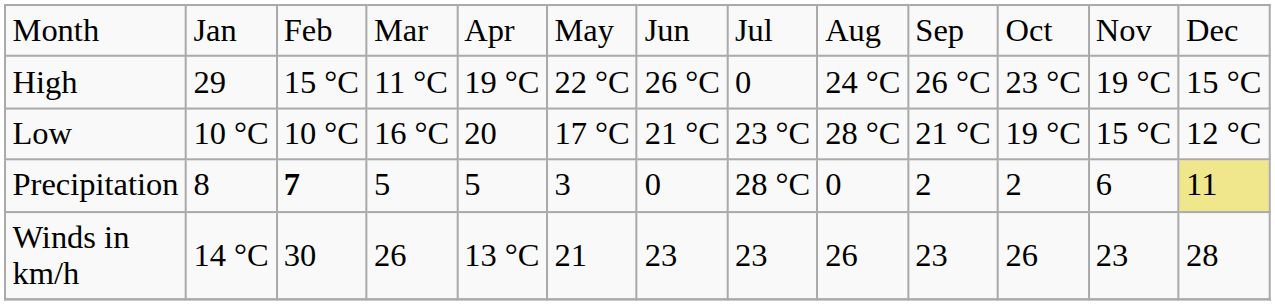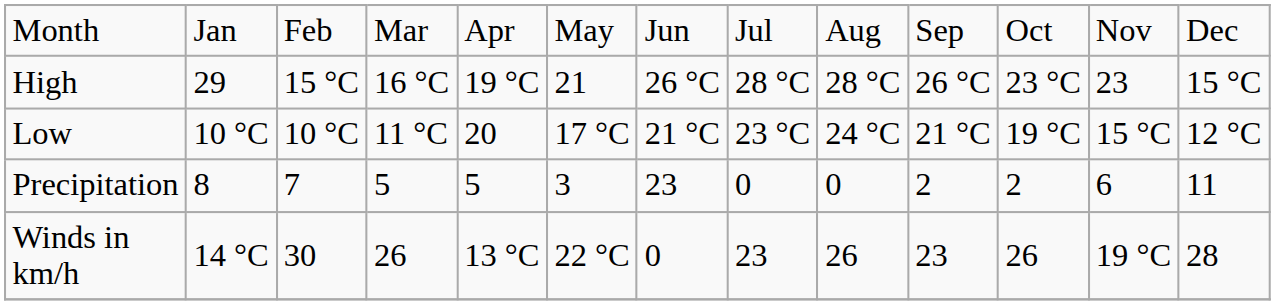(411, 81) 11 °C -> (412, 81) 16 °C
(592, 81) 22 °C -> (571, 81) 21
(743, 81) 0 -> (773, 81) 28 °C
(863, 81) 24 °C -> (863, 81) 28 °C
(1133, 81) 19 °C -> (1112, 81) 23
(412, 133) 16 °C -> (411, 133) 11 °C
(863, 133) 28 °C -> (863, 133) 24 °C
(292, 184) bold -> (292, 184) normal
(653, 184) 0 -> (661, 184) 23
(773, 184) 28 °C -> (743, 184) 0
(1202, 184) khaki background -> (1202, 184) no background
(571, 254) 21 -> (592, 254) 22 °C
(661, 254) 23 -> (653, 254) 0
(1112, 254) 23 -> (1133, 254) 19 °C
